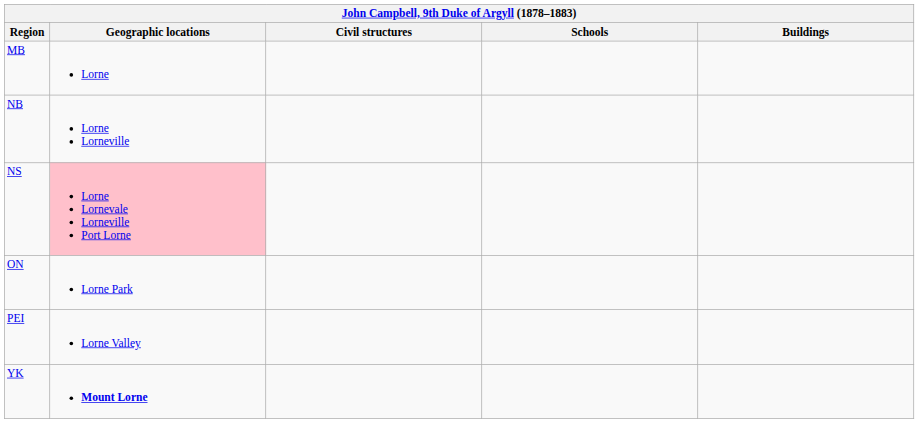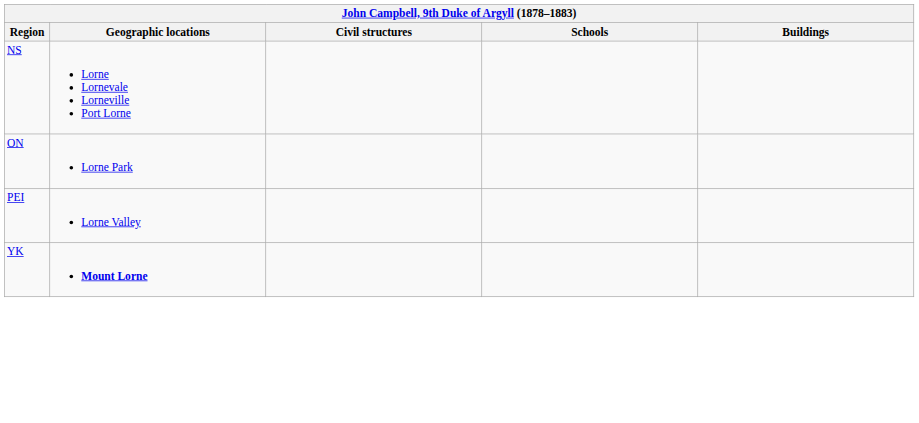- row: (16, 50)
- row: (15, 104)
(158, 215) pink background -> (158, 94) no background
